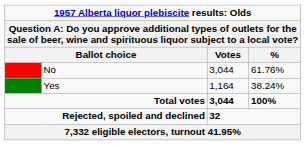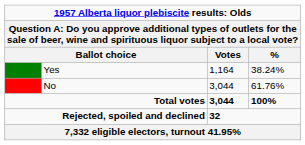rows swapped: (50, 70) <-> (52, 85)
